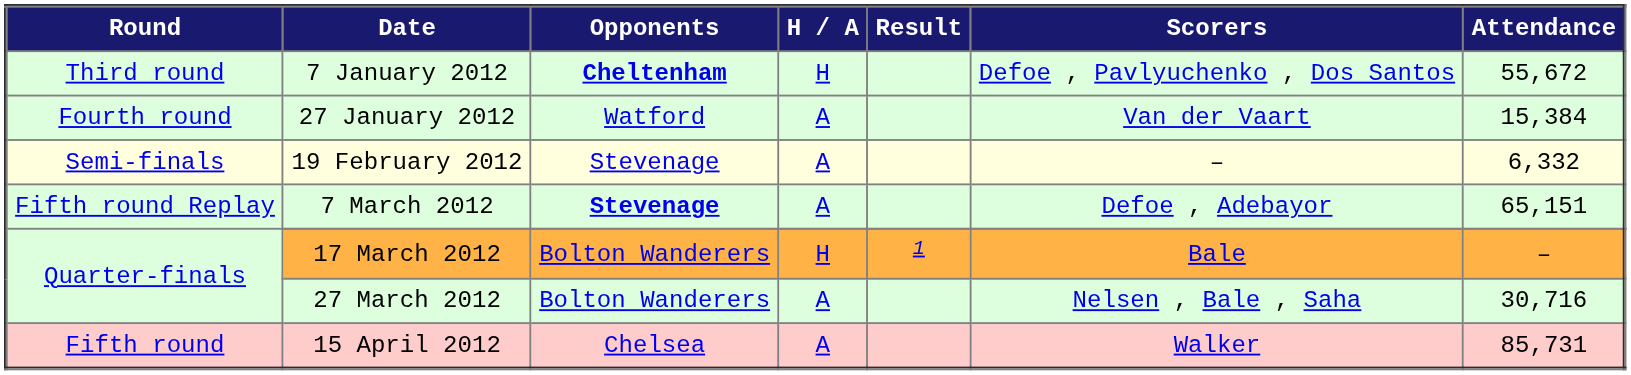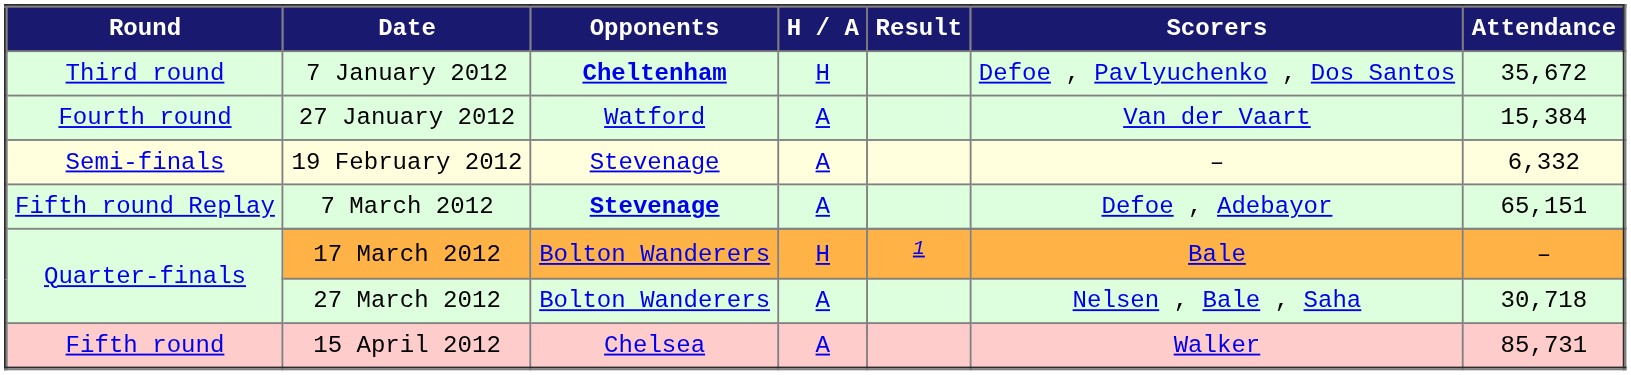(1544, 73) 55,672 -> (1544, 73) 35,672
(1544, 302) 30,716 -> (1544, 302) 30,718
